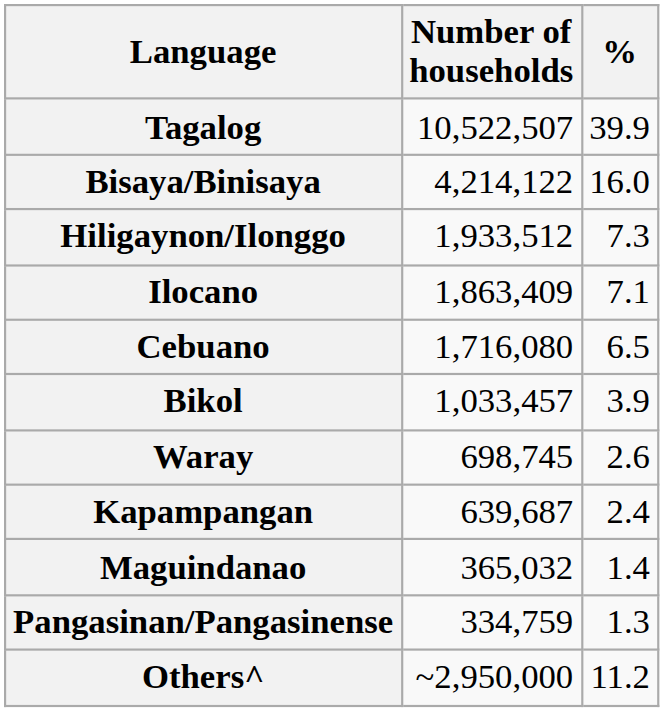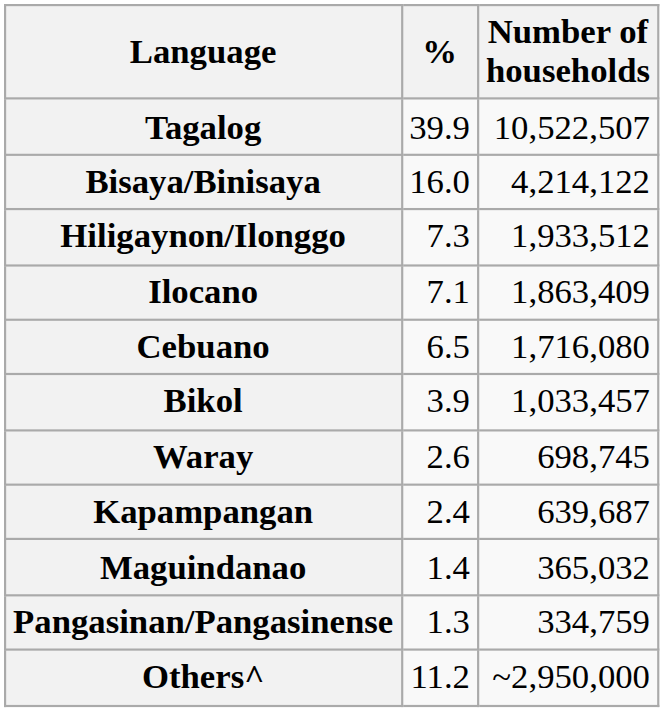columns swapped: (491, 51) <-> (620, 51)
